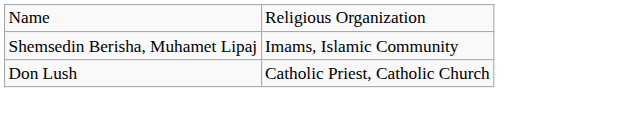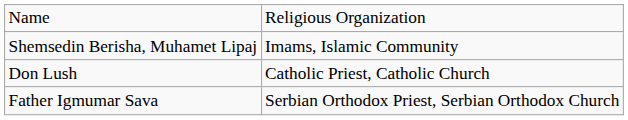+ row: (83, 100)
